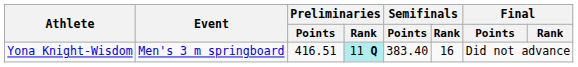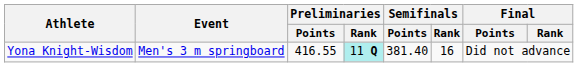(316, 52) 416.51 -> (316, 52) 416.55
(407, 52) 383.40 -> (407, 52) 381.40
